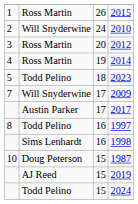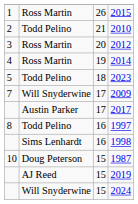(56, 28) Will Snyderwine -> (46, 28) Todd Pelino
(101, 28) 24 -> (101, 28) 21
(46, 191) Todd Pelino -> (56, 191) Will Snyderwine
